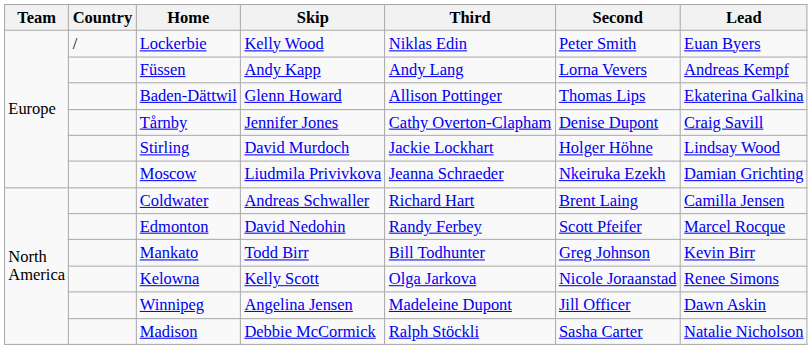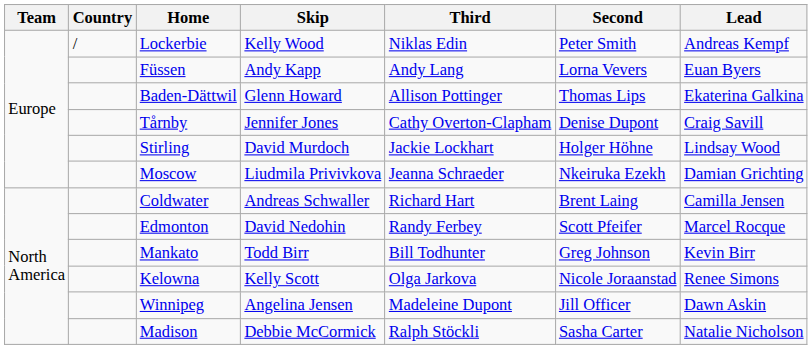(722, 43) Euan Byers -> (737, 43) Andreas Kempf
(737, 69) Andreas Kempf -> (722, 69) Euan Byers
